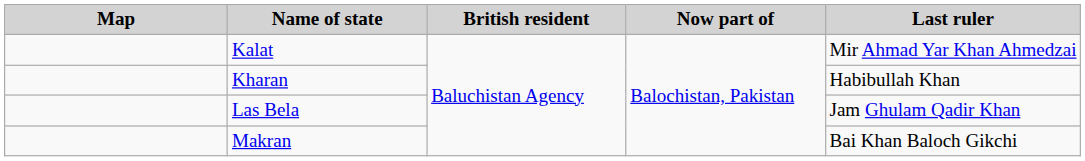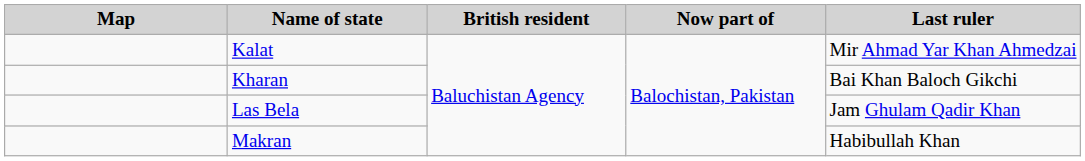(895, 79) Habibullah Khan -> (923, 79) Bai Khan Baloch Gikchi
(923, 140) Bai Khan Baloch Gikchi -> (895, 140) Habibullah Khan
